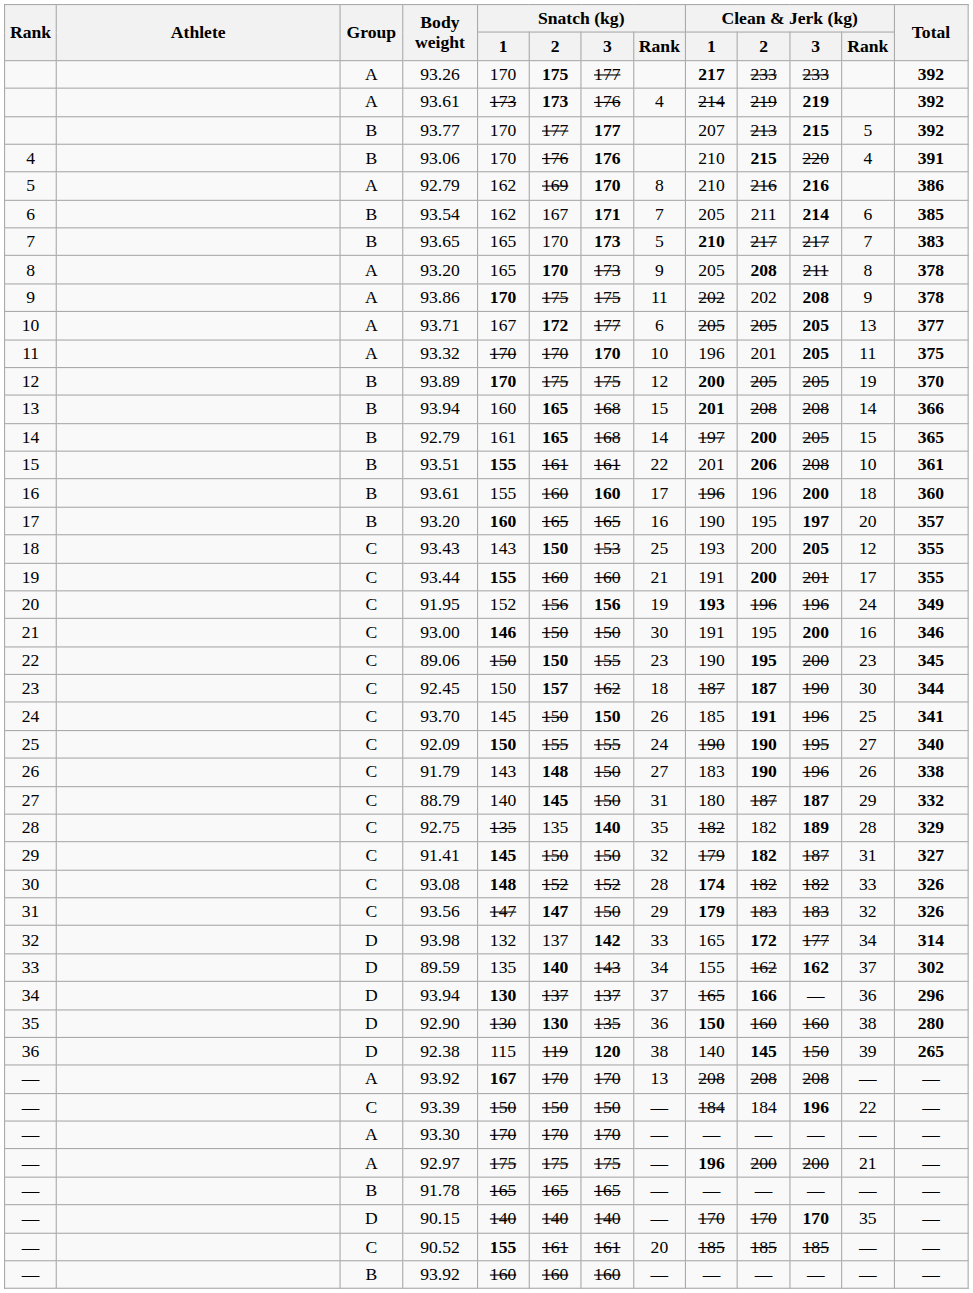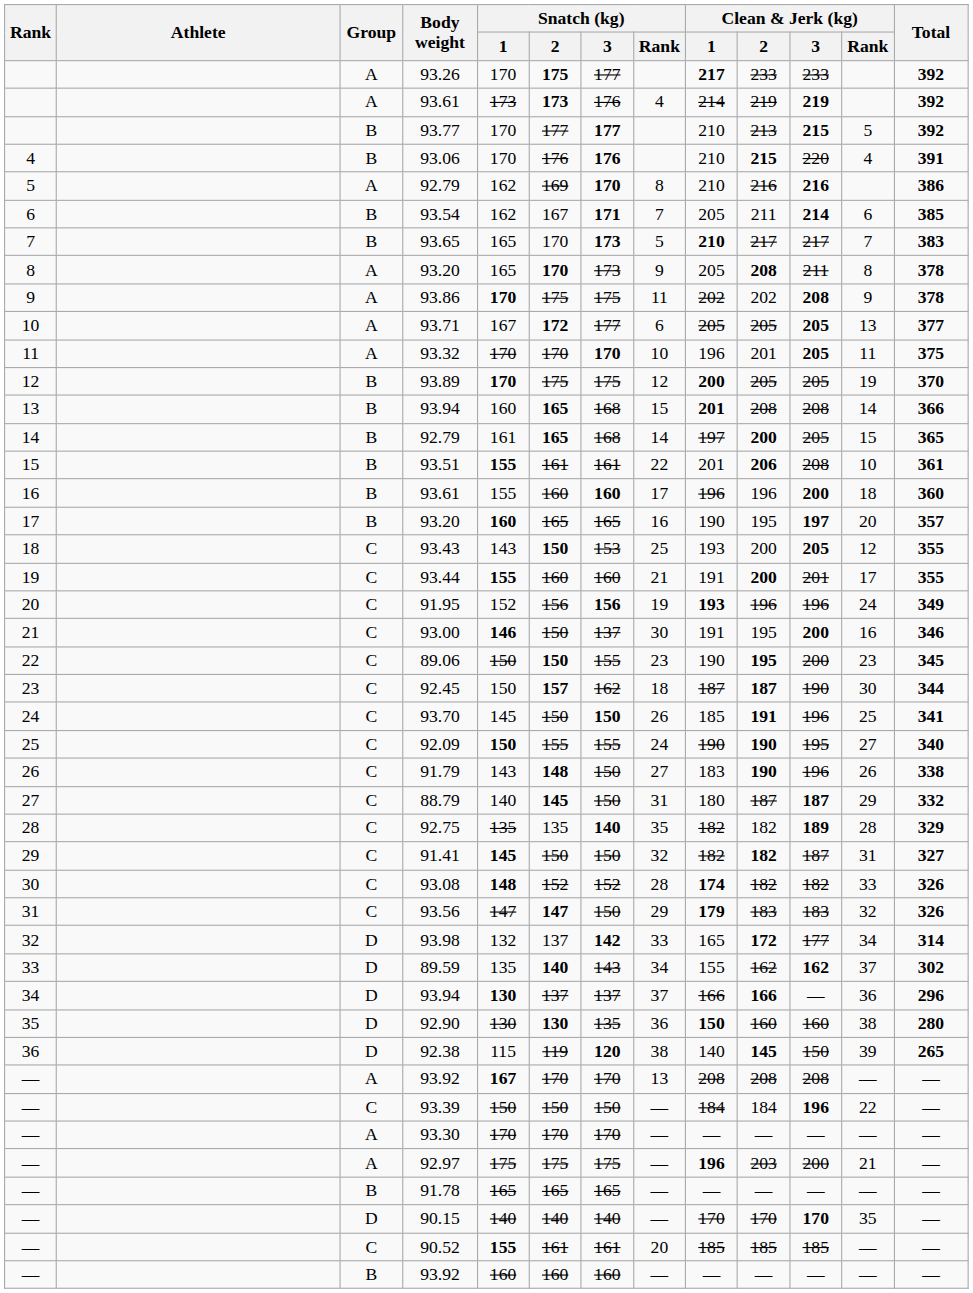(712, 130) 207 -> (712, 130) 210
(607, 632) 150 -> (607, 632) 137
(712, 855) 179 -> (712, 855) 182
(712, 995) 165 -> (712, 995) 166
(764, 1162) 200 -> (764, 1162) 203
